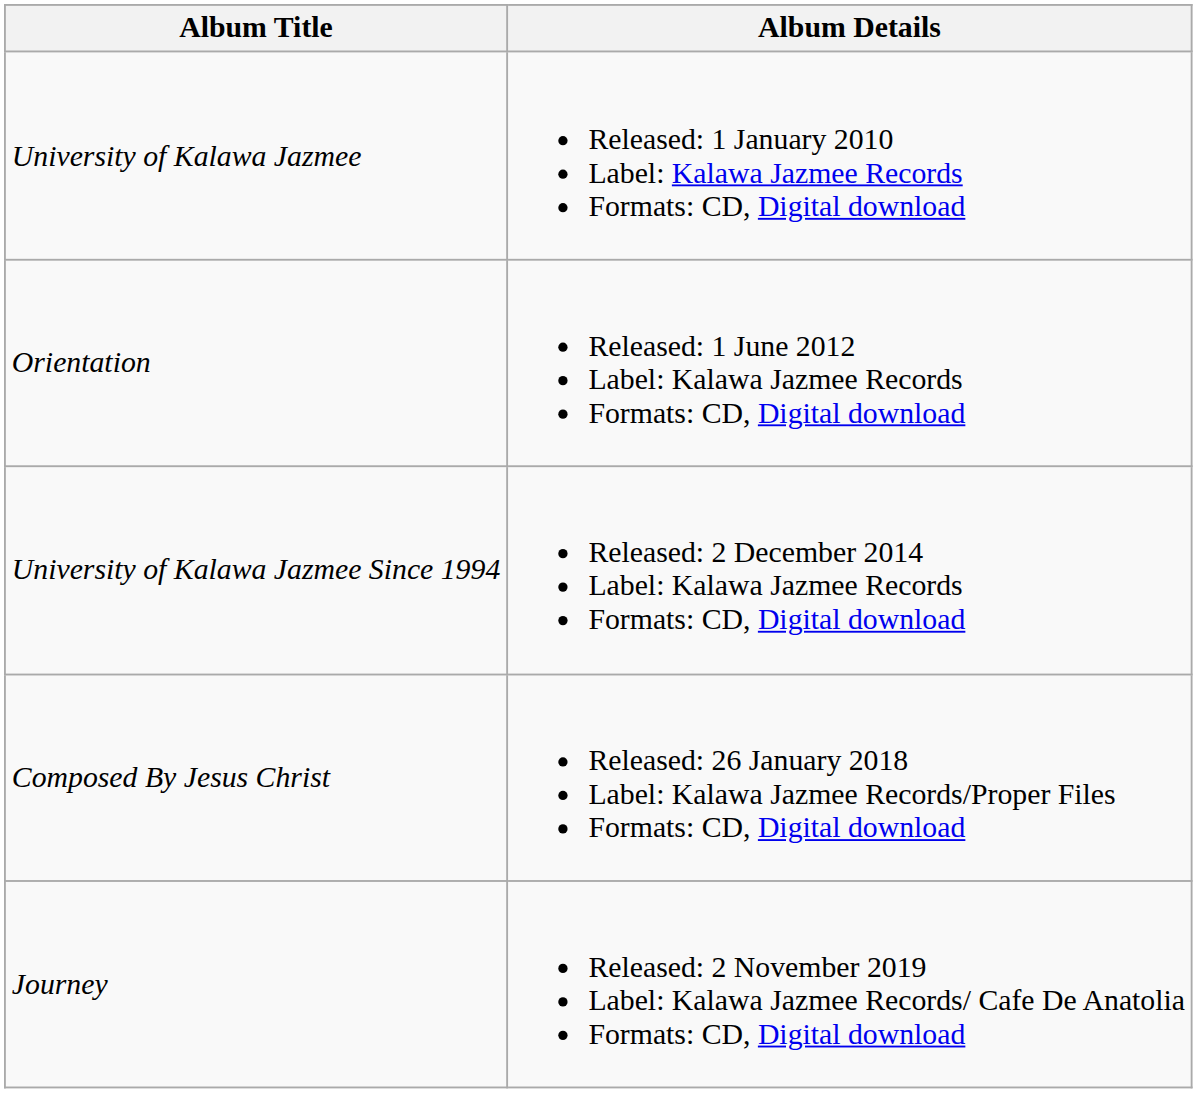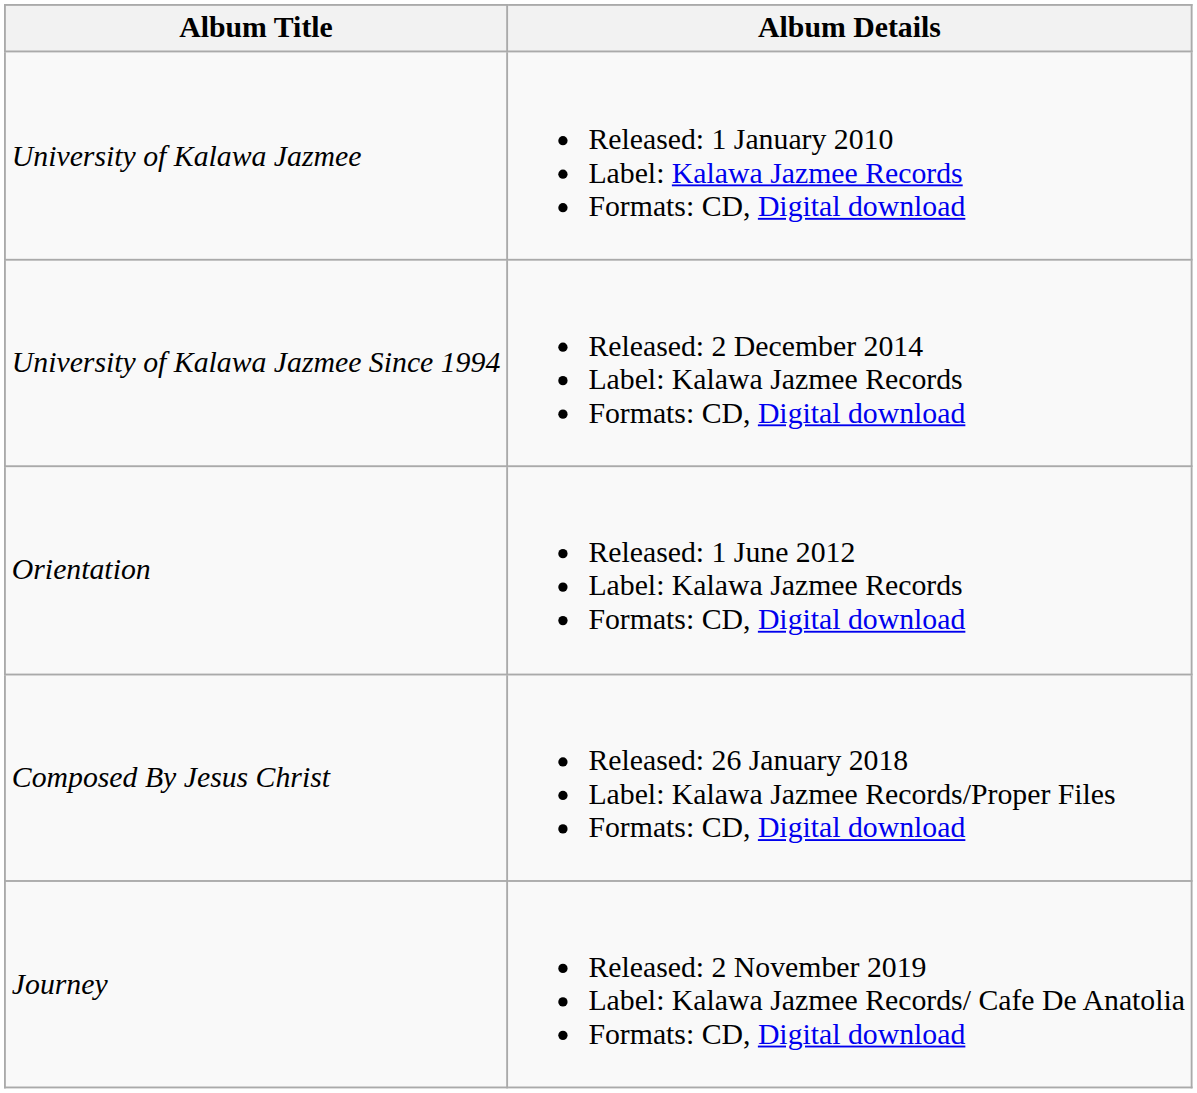rows swapped: (256, 569) <-> (81, 362)
